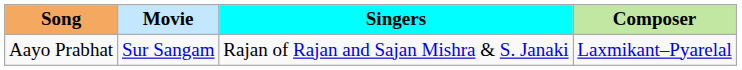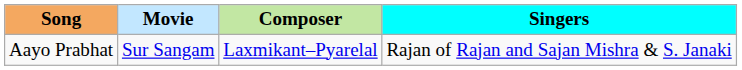columns swapped: (655, 19) <-> (396, 19)
